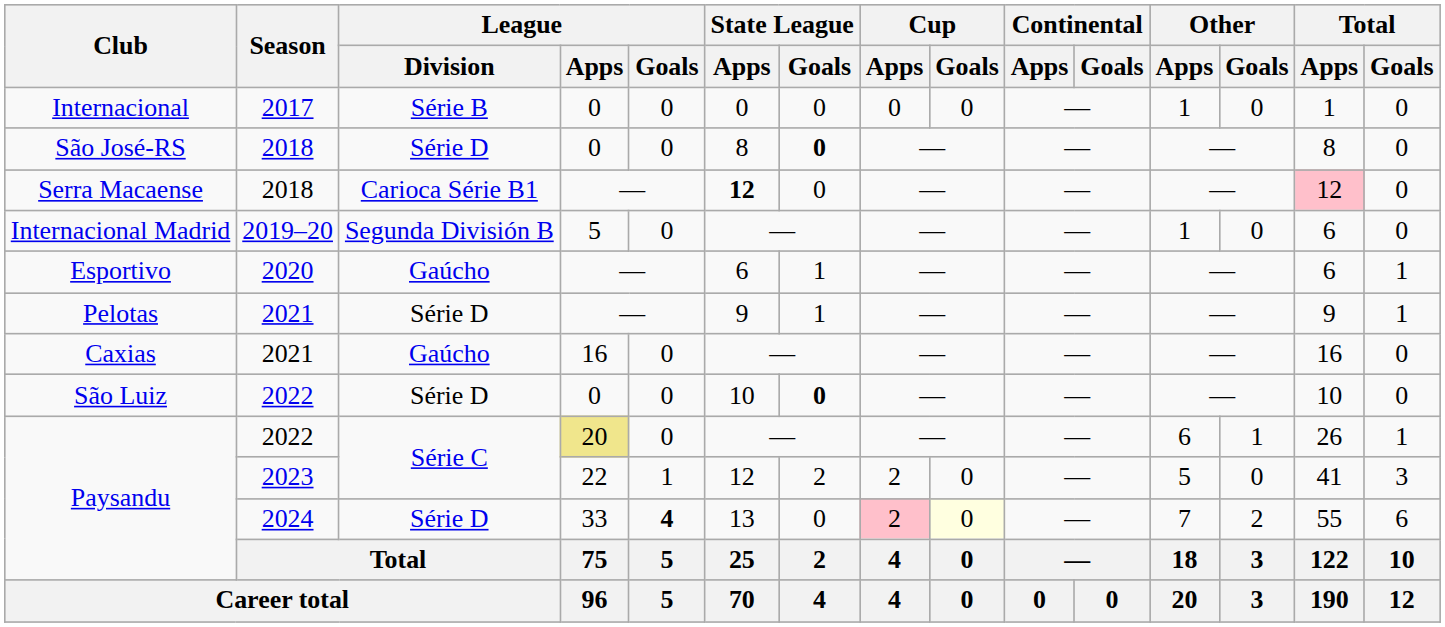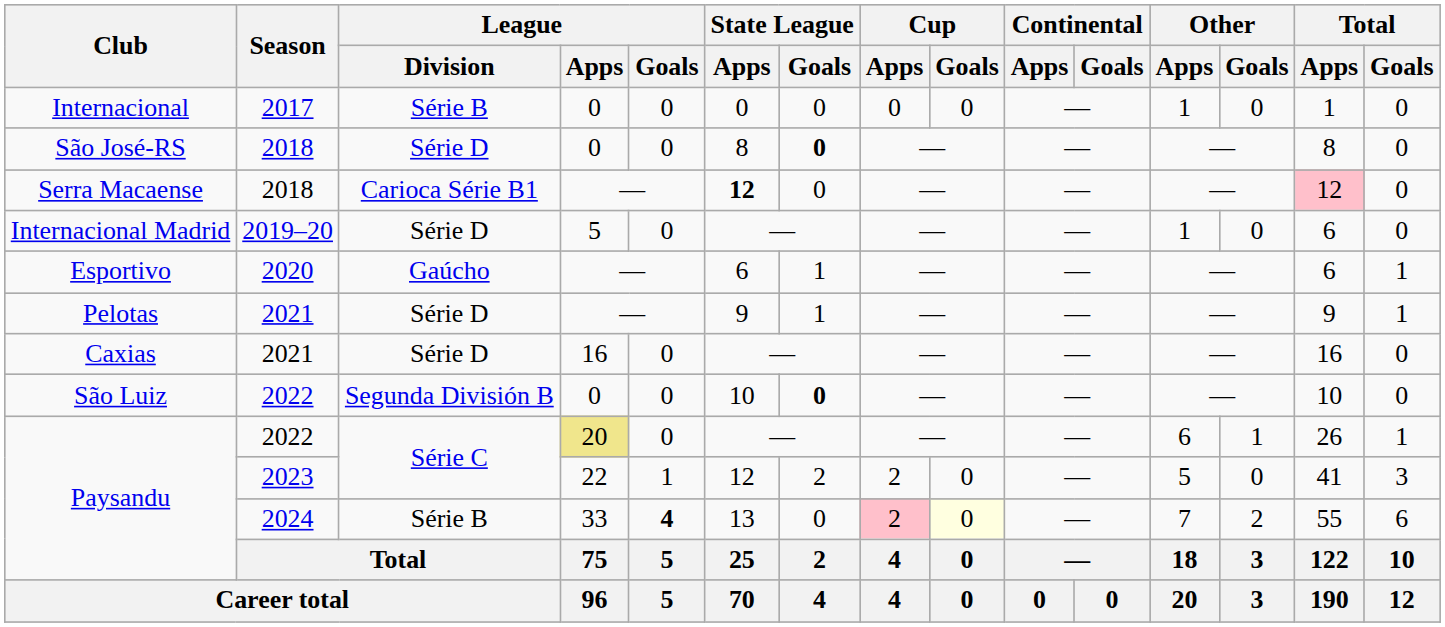(449, 230) Segunda División B -> (449, 230) Série D
(449, 353) Gaúcho -> (449, 353) Série D
(449, 395) Série D -> (449, 395) Segunda División B
(449, 518) Série D -> (449, 518) Série B
